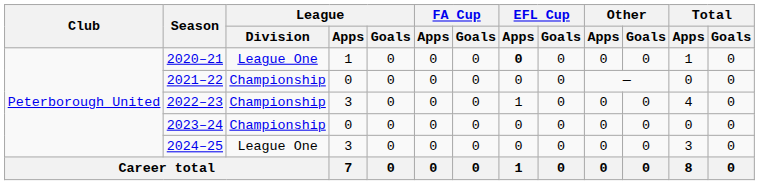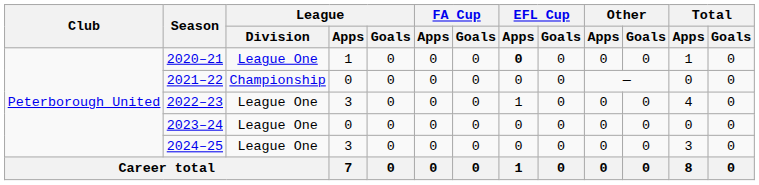(278, 103) Championship -> (278, 103) League One
(278, 125) Championship -> (278, 125) League One
